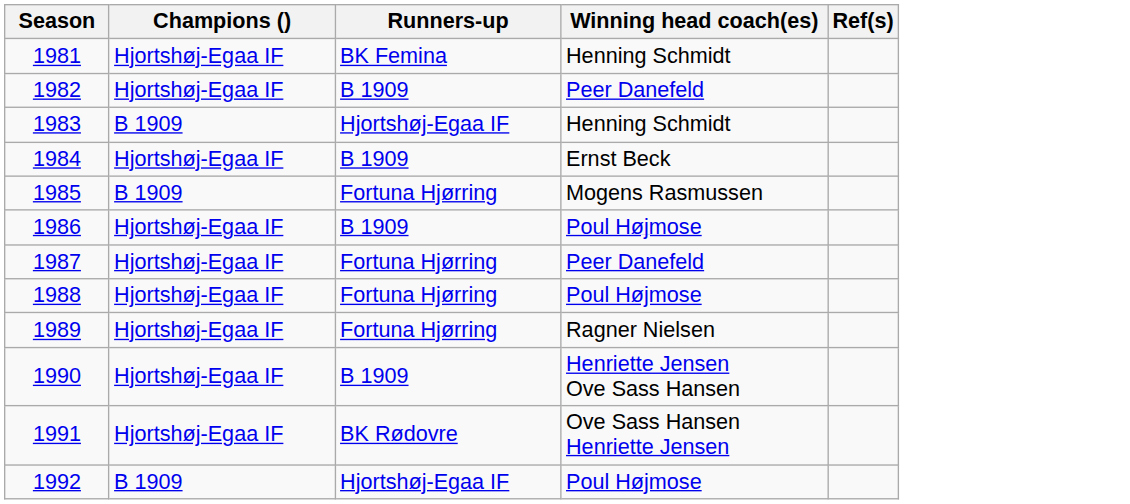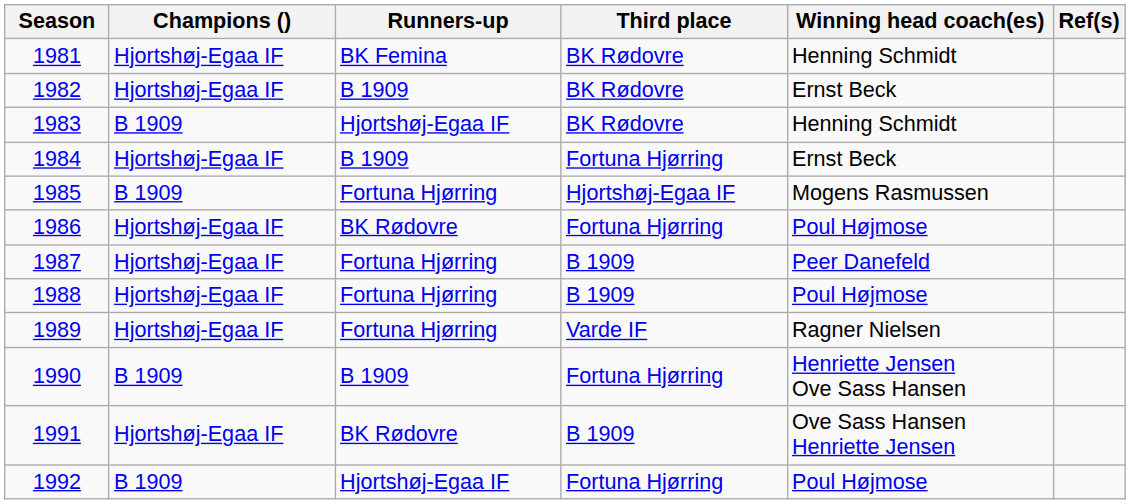+ column: (674, 21)
(635, 90) Peer Danefeld -> (844, 90) Ernst Beck
(374, 227) B 1909 -> (399, 227) BK Rødovre
(199, 376) Hjortshøj-Egaa IF -> (148, 376) B 1909
